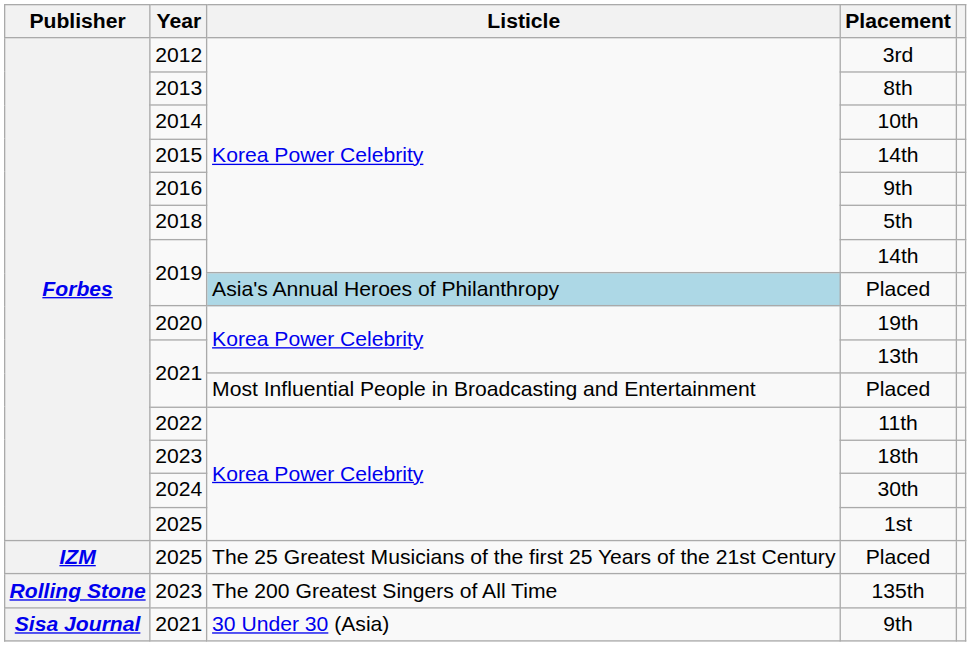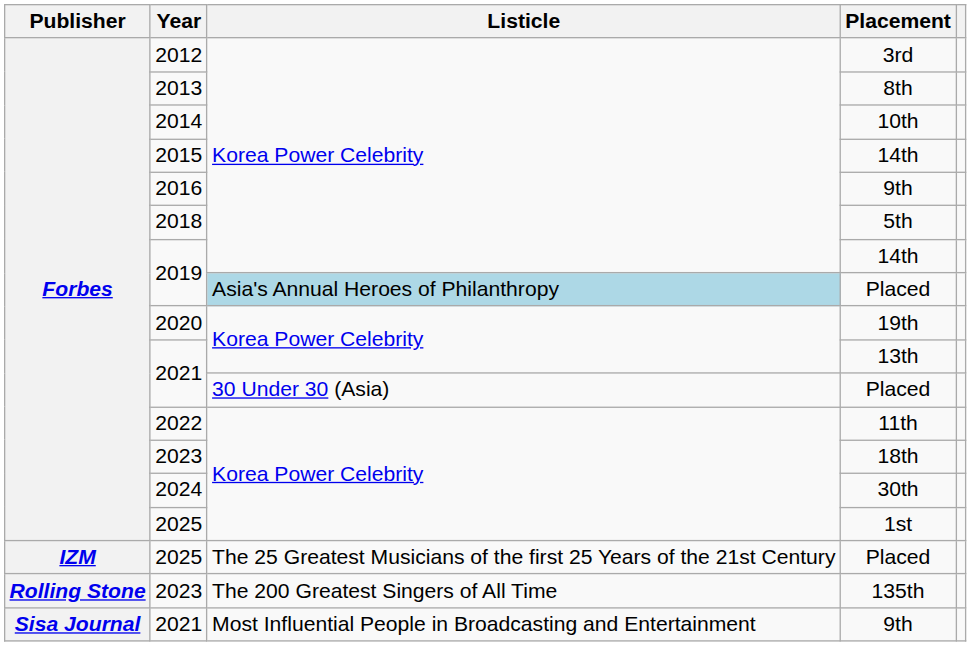(484, 389) Most Influential People in Broadcasting and Entertainment -> (301, 389) 30 Under 30 (Asia)
(301, 624) 30 Under 30 (Asia) -> (484, 624) Most Influential People in Broadcasting and Entertainment
